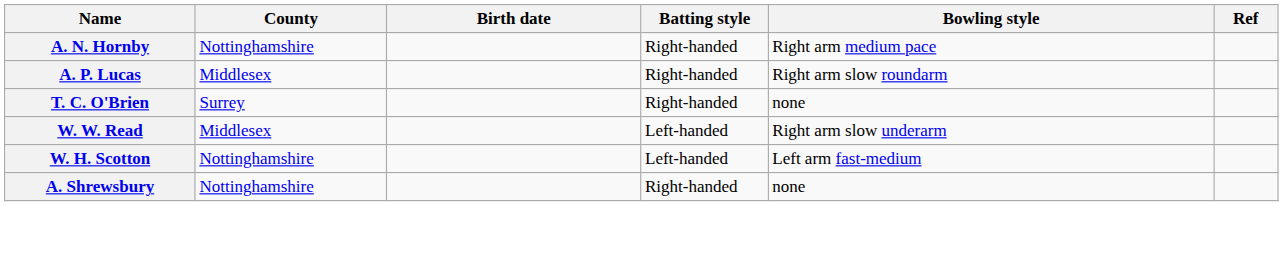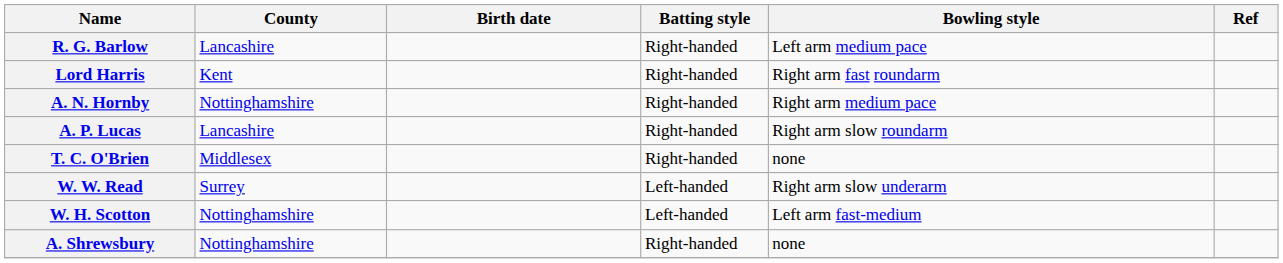+ row: (100, 46)
+ row: (100, 74)
(235, 74) Middlesex -> (237, 131) Lancashire
(222, 102) Surrey -> (235, 159) Middlesex
(235, 131) Middlesex -> (222, 187) Surrey
